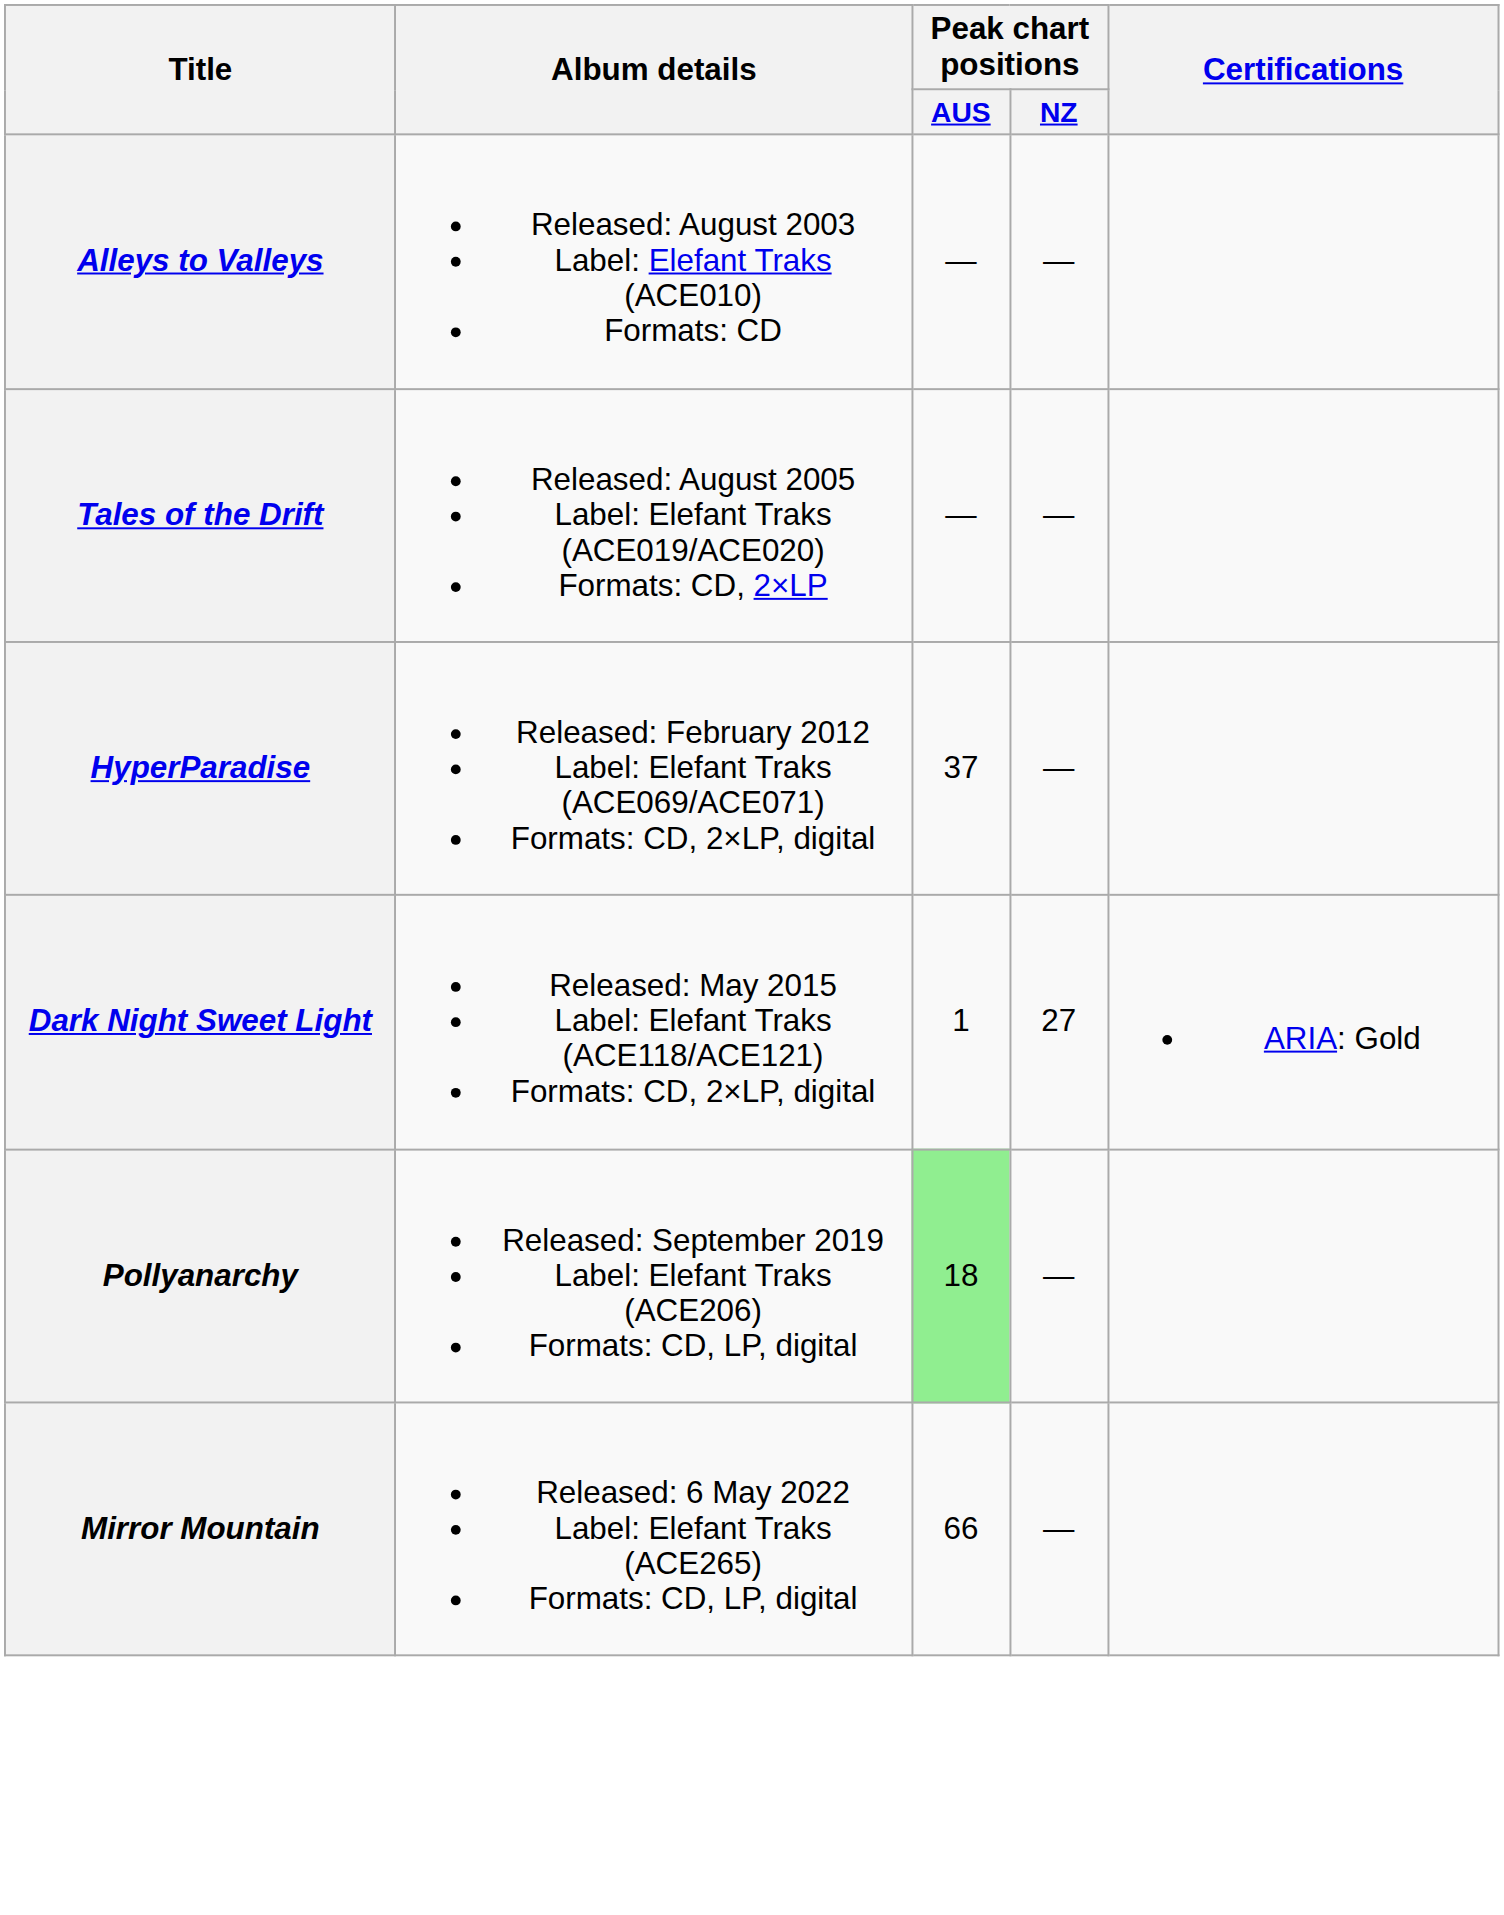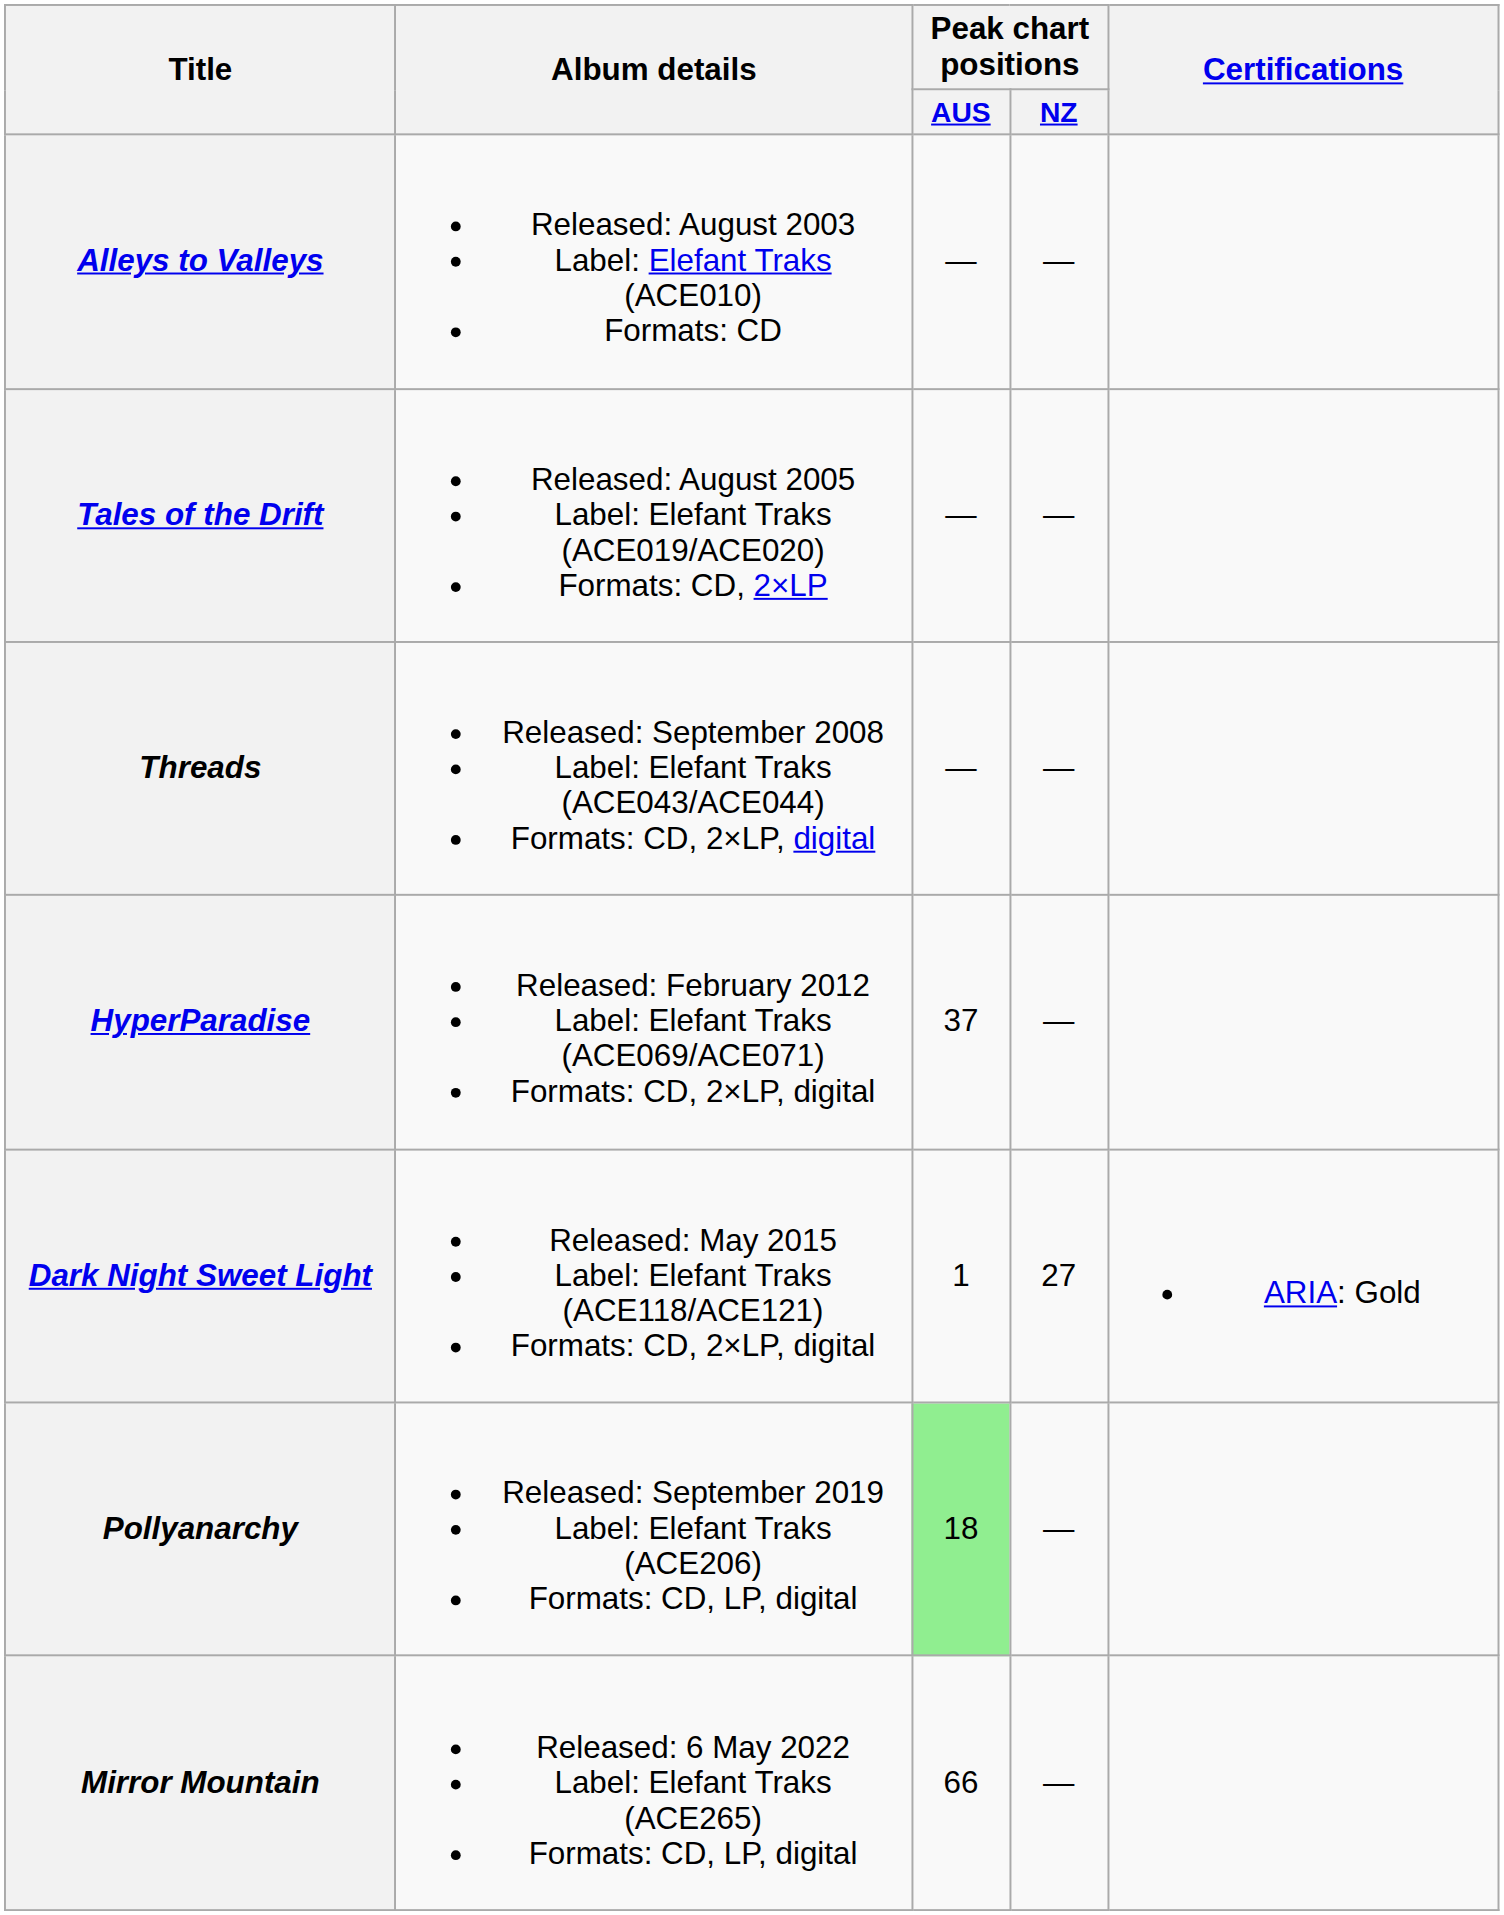+ row: (200, 768)
